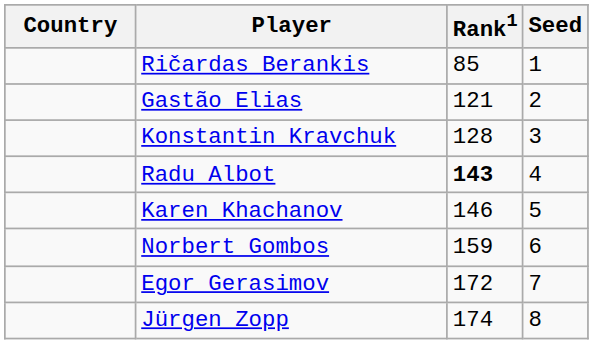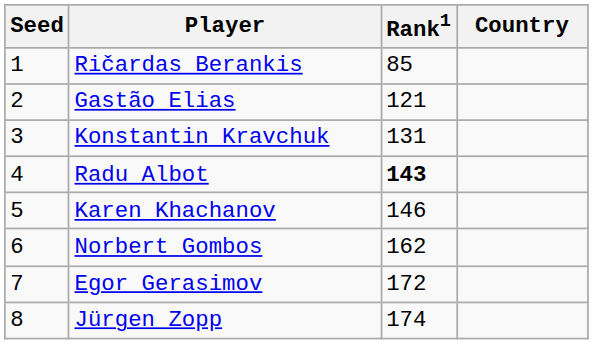columns swapped: (70, 26) <-> (555, 26)
(473, 138) 128 -> (406, 138) 131
(473, 247) 159 -> (406, 247) 162
